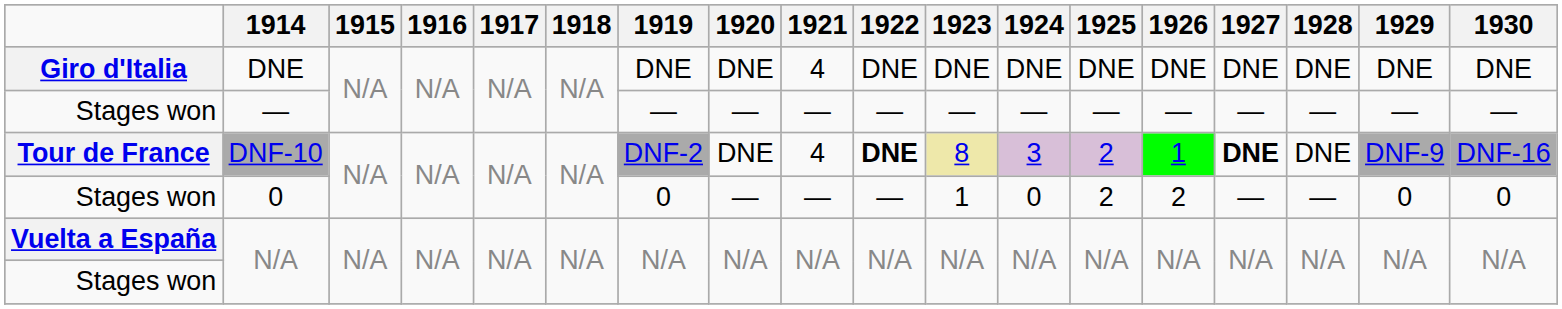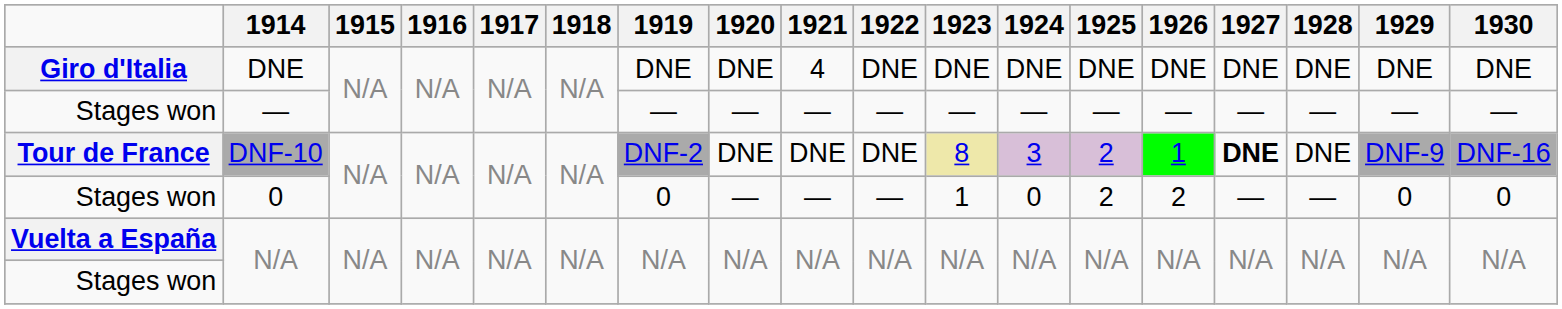(817, 153) 4 -> (817, 153) DNE
(890, 153) bold -> (890, 153) normal
